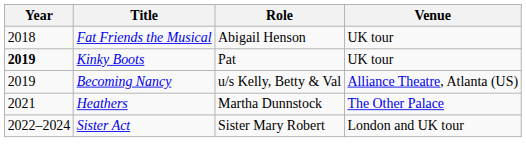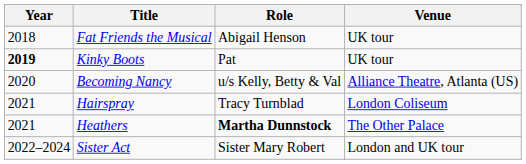(22, 81) 2019 -> (22, 81) 2020
+ row: (105, 103)
(270, 103) normal -> (275, 125) bold
